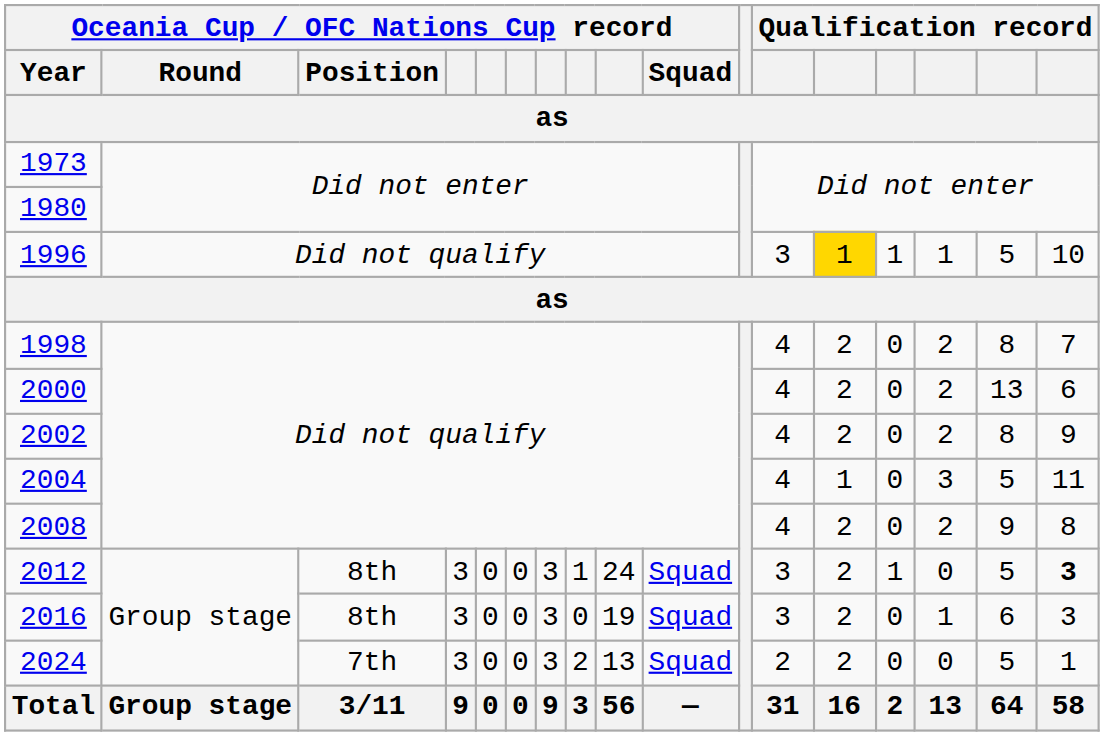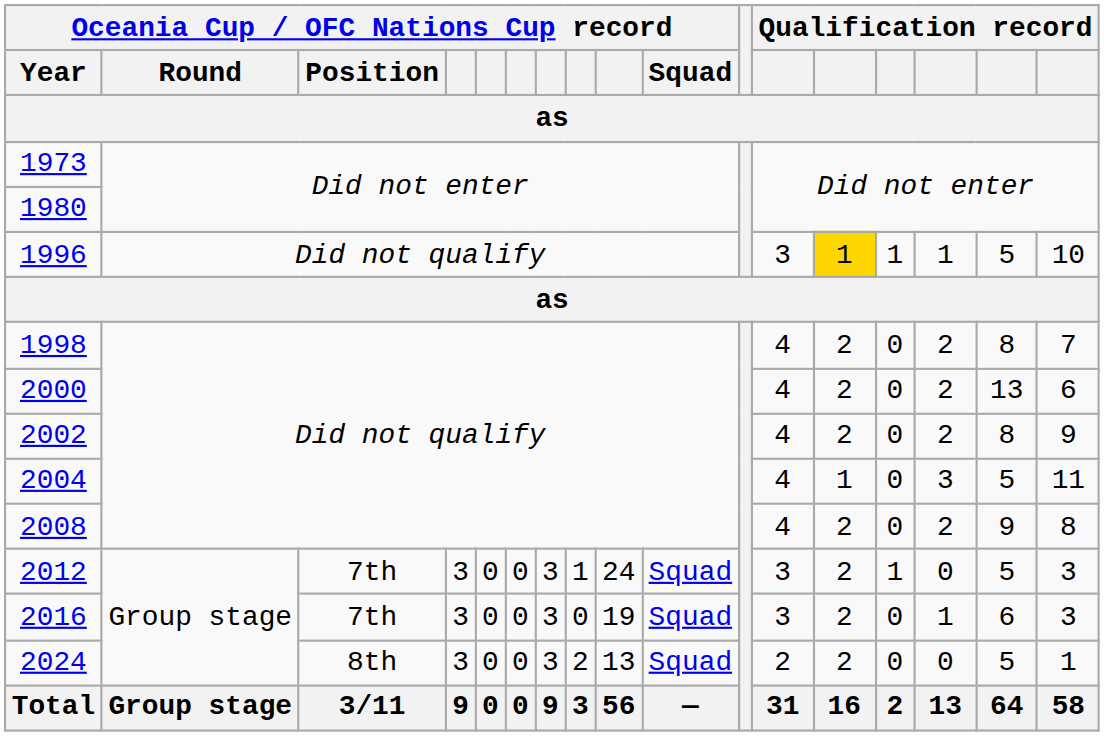(372, 572) 8th -> (372, 572) 7th
(1068, 572) bold -> (1068, 572) normal
(372, 617) 8th -> (372, 617) 7th
(372, 663) 7th -> (372, 663) 8th
